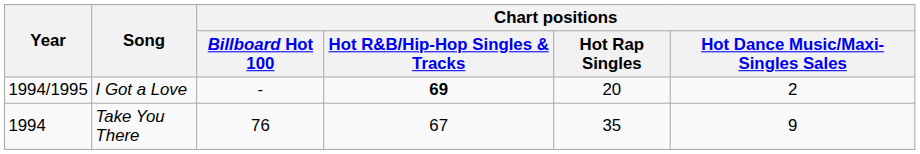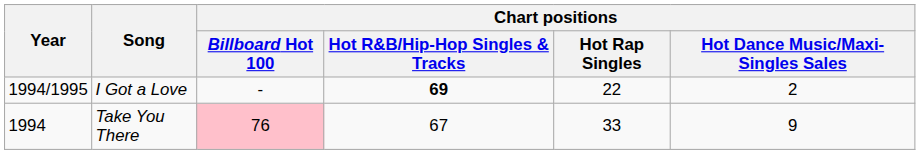(612, 90) 20 -> (612, 90) 22
(260, 126) no background -> (260, 126) pink background
(612, 126) 35 -> (612, 126) 33
